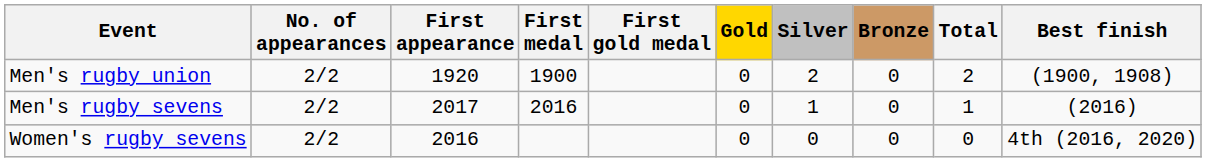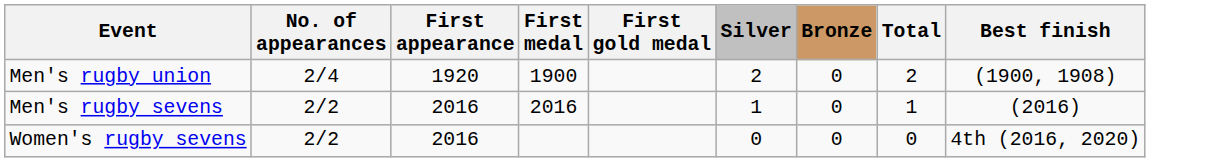- column: (744, 32)
(321, 76) 2/2 -> (321, 76) 2/4
(455, 108) 2017 -> (455, 108) 2016
